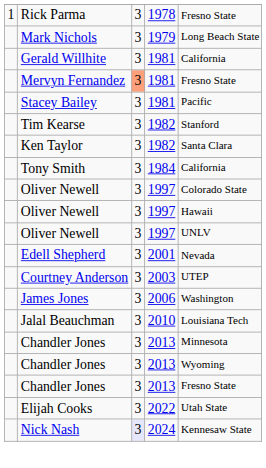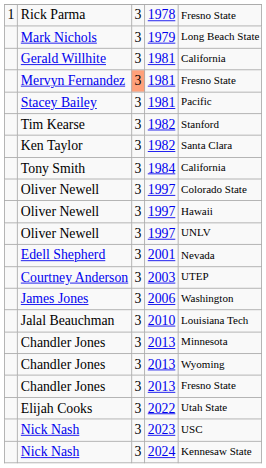+ row: (50, 430)
(138, 430) lavender background -> (138, 451) no background
